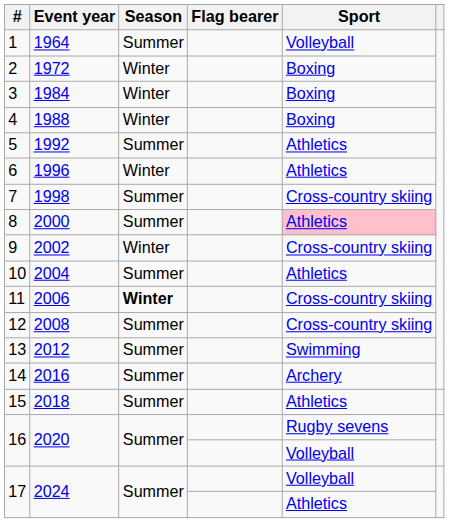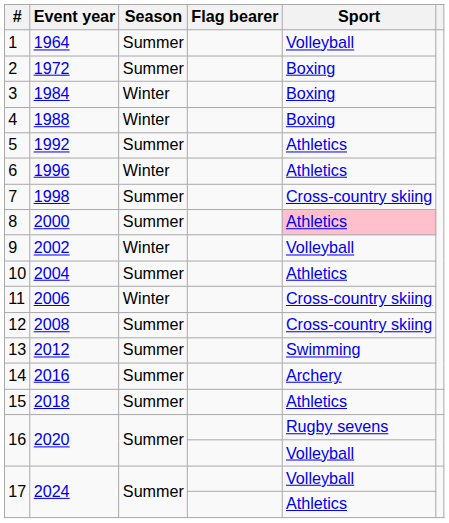(146, 68) Winter -> (153, 68) Summer
(359, 247) Cross-country skiing -> (320, 247) Volleyball
(148, 299) bold -> (146, 299) normal
